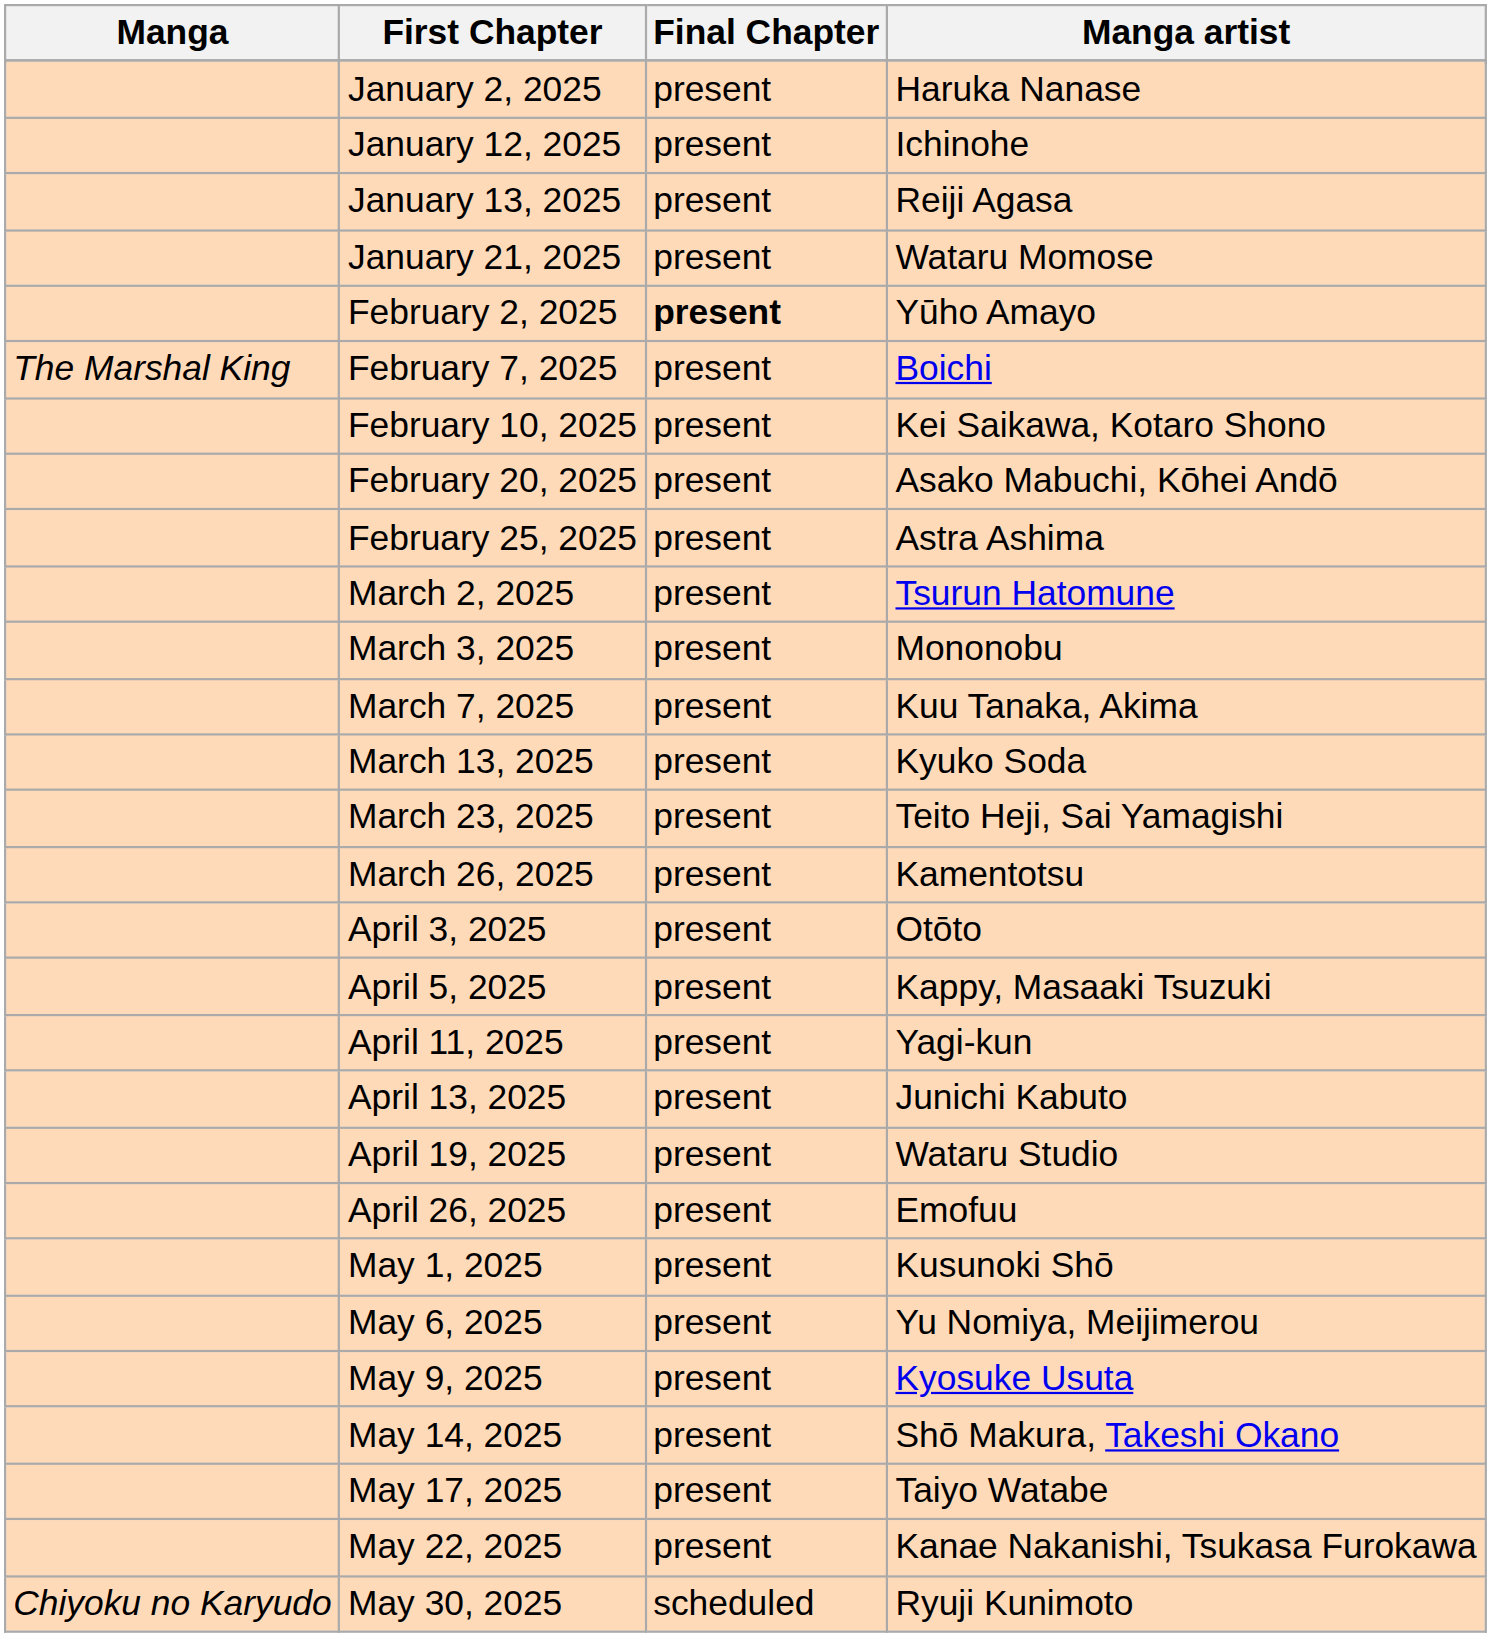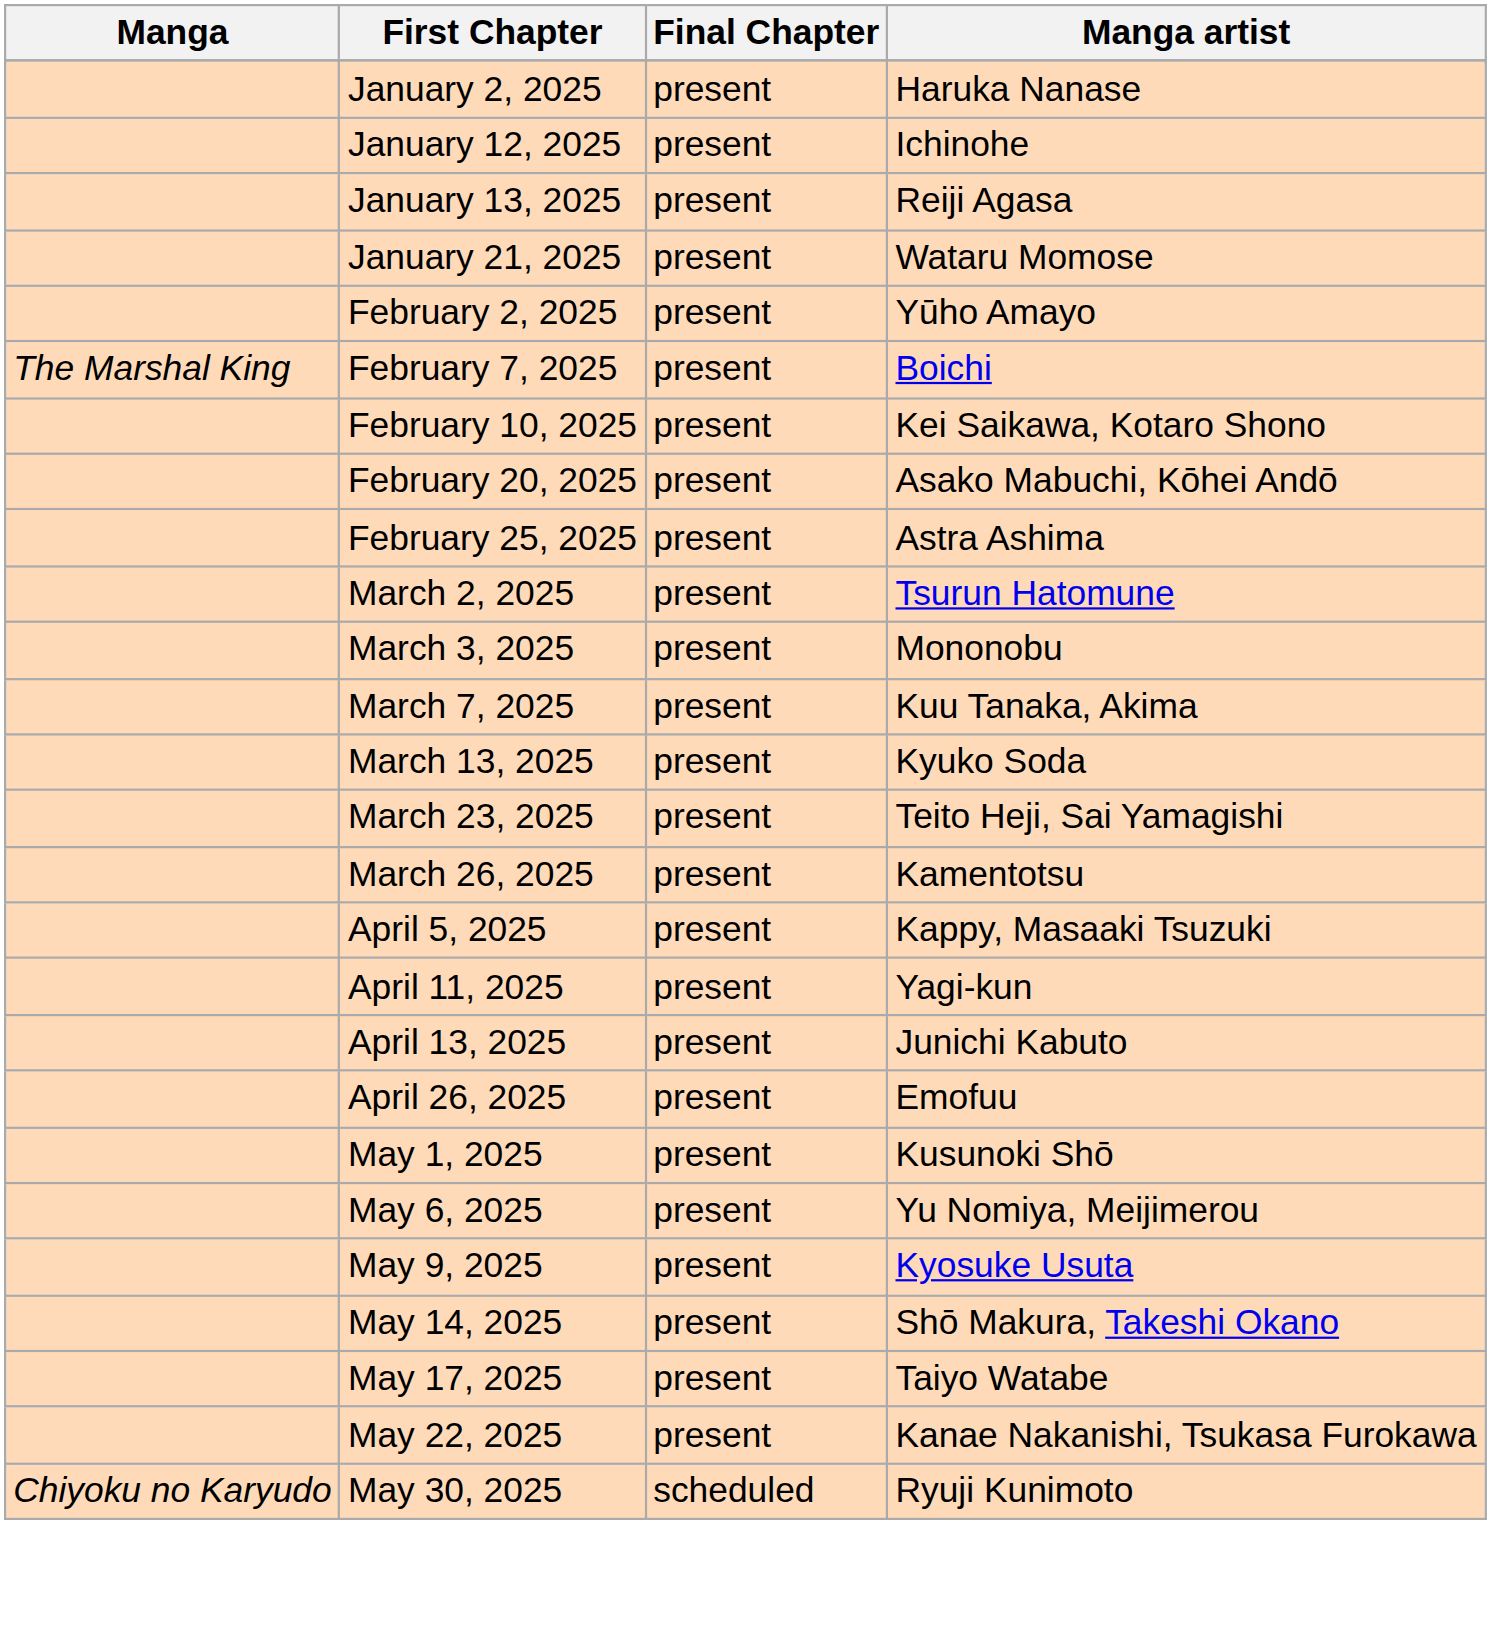(717, 312) bold -> (712, 312) normal
- row: (447, 929)
- row: (457, 1154)
